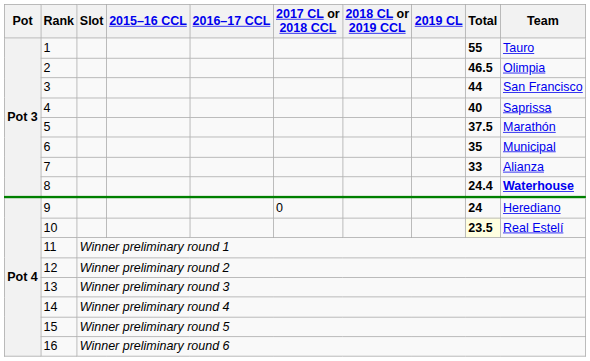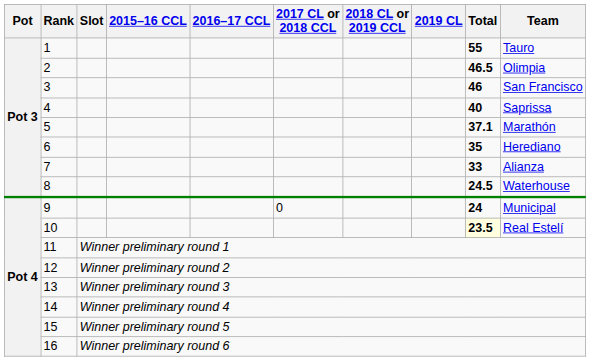(475, 87) 44 -> (475, 87) 46
(481, 127) 37.5 -> (481, 127) 37.1
(529, 147) Municipal -> (532, 147) Herediano
(481, 186) 24.4 -> (481, 186) 24.5
(538, 186) bold -> (536, 186) normal
(532, 208) Herediano -> (529, 208) Municipal
